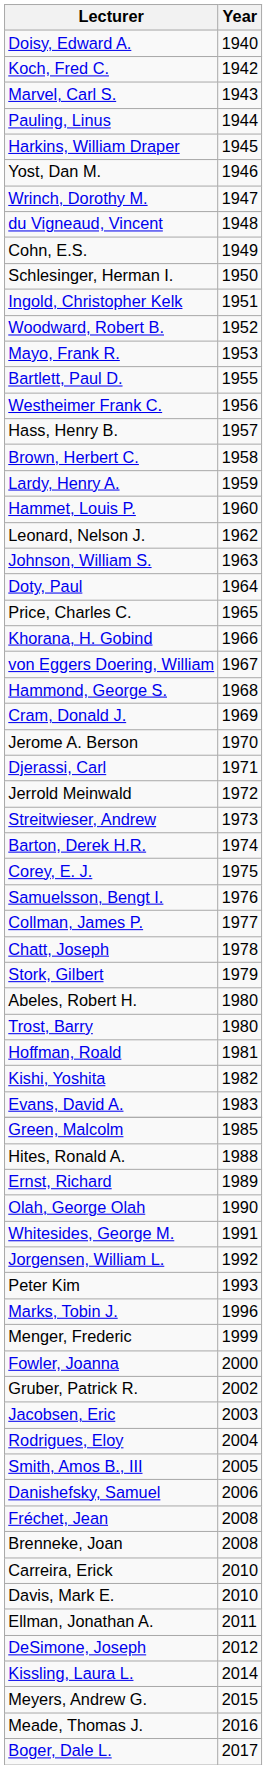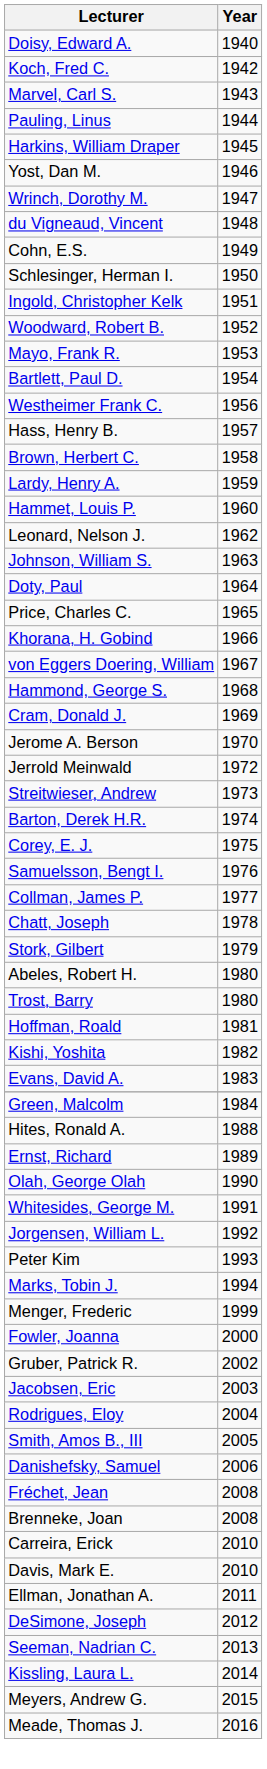(240, 379) 1955 -> (240, 379) 1954
- row: (57, 768)
(240, 1130) 1985 -> (240, 1104) 1984
(240, 1311) 1996 -> (240, 1285) 1994
+ row: (82, 1648)
- row: (60, 1751)
